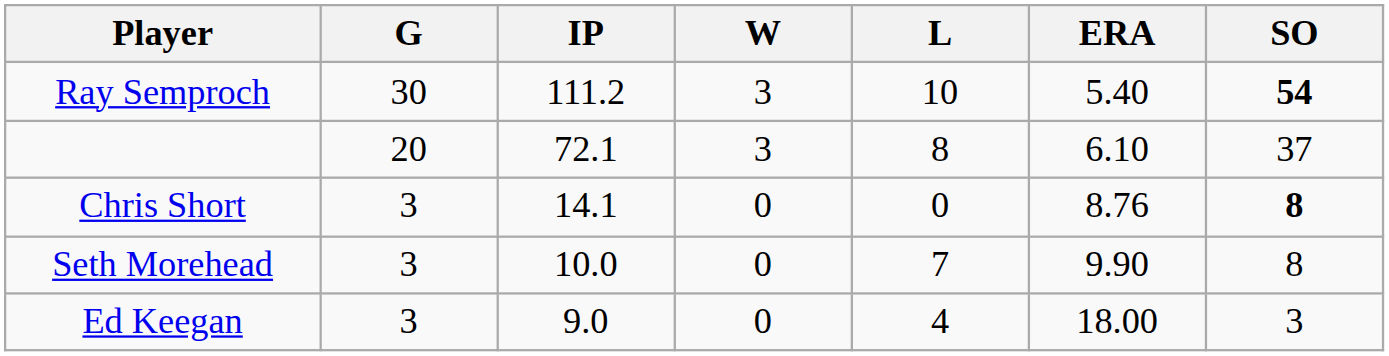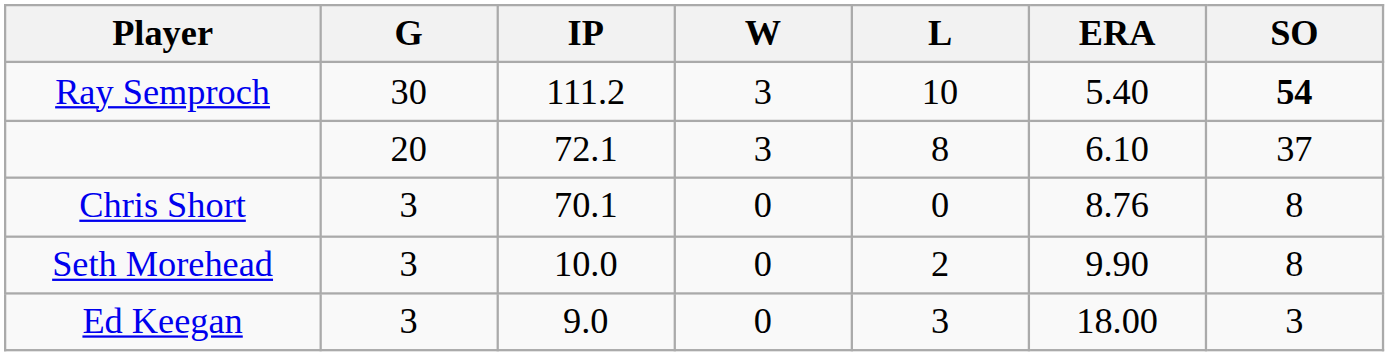(586, 206) 14.1 -> (586, 206) 70.1
(1294, 206) bold -> (1294, 206) normal
(940, 263) 7 -> (940, 263) 2
(940, 321) 4 -> (940, 321) 3
